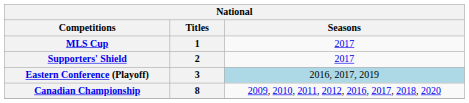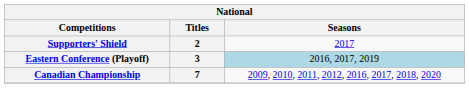- row: (87, 43)
(197, 91) 8 -> (197, 75) 7
